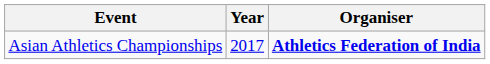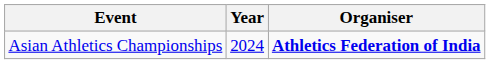(247, 44) 2017 -> (247, 44) 2024
